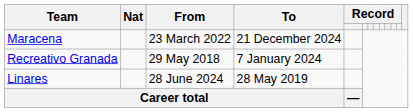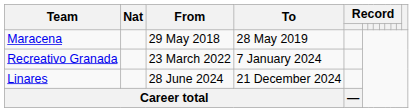(190, 39) 23 March 2022 -> (184, 39) 29 May 2018
(289, 39) 21 December 2024 -> (272, 39) 28 May 2019
(184, 59) 29 May 2018 -> (190, 59) 23 March 2022
(272, 78) 28 May 2019 -> (289, 78) 21 December 2024
